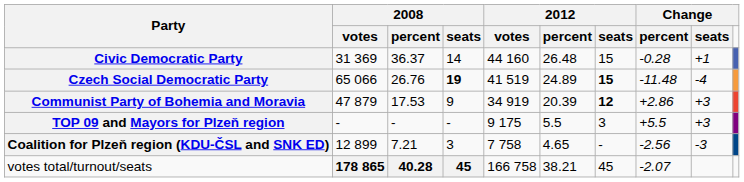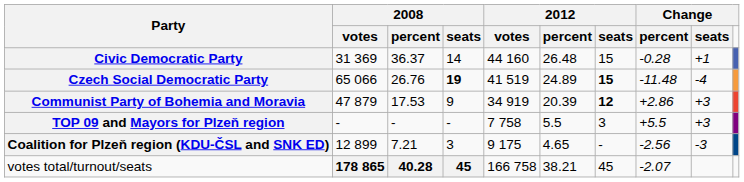(504, 123) 9 175 -> (504, 123) 7 758
(504, 144) 7 758 -> (504, 144) 9 175
